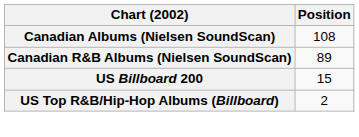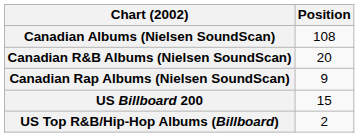(324, 57) 89 -> (324, 57) 20
+ row: (150, 79)
